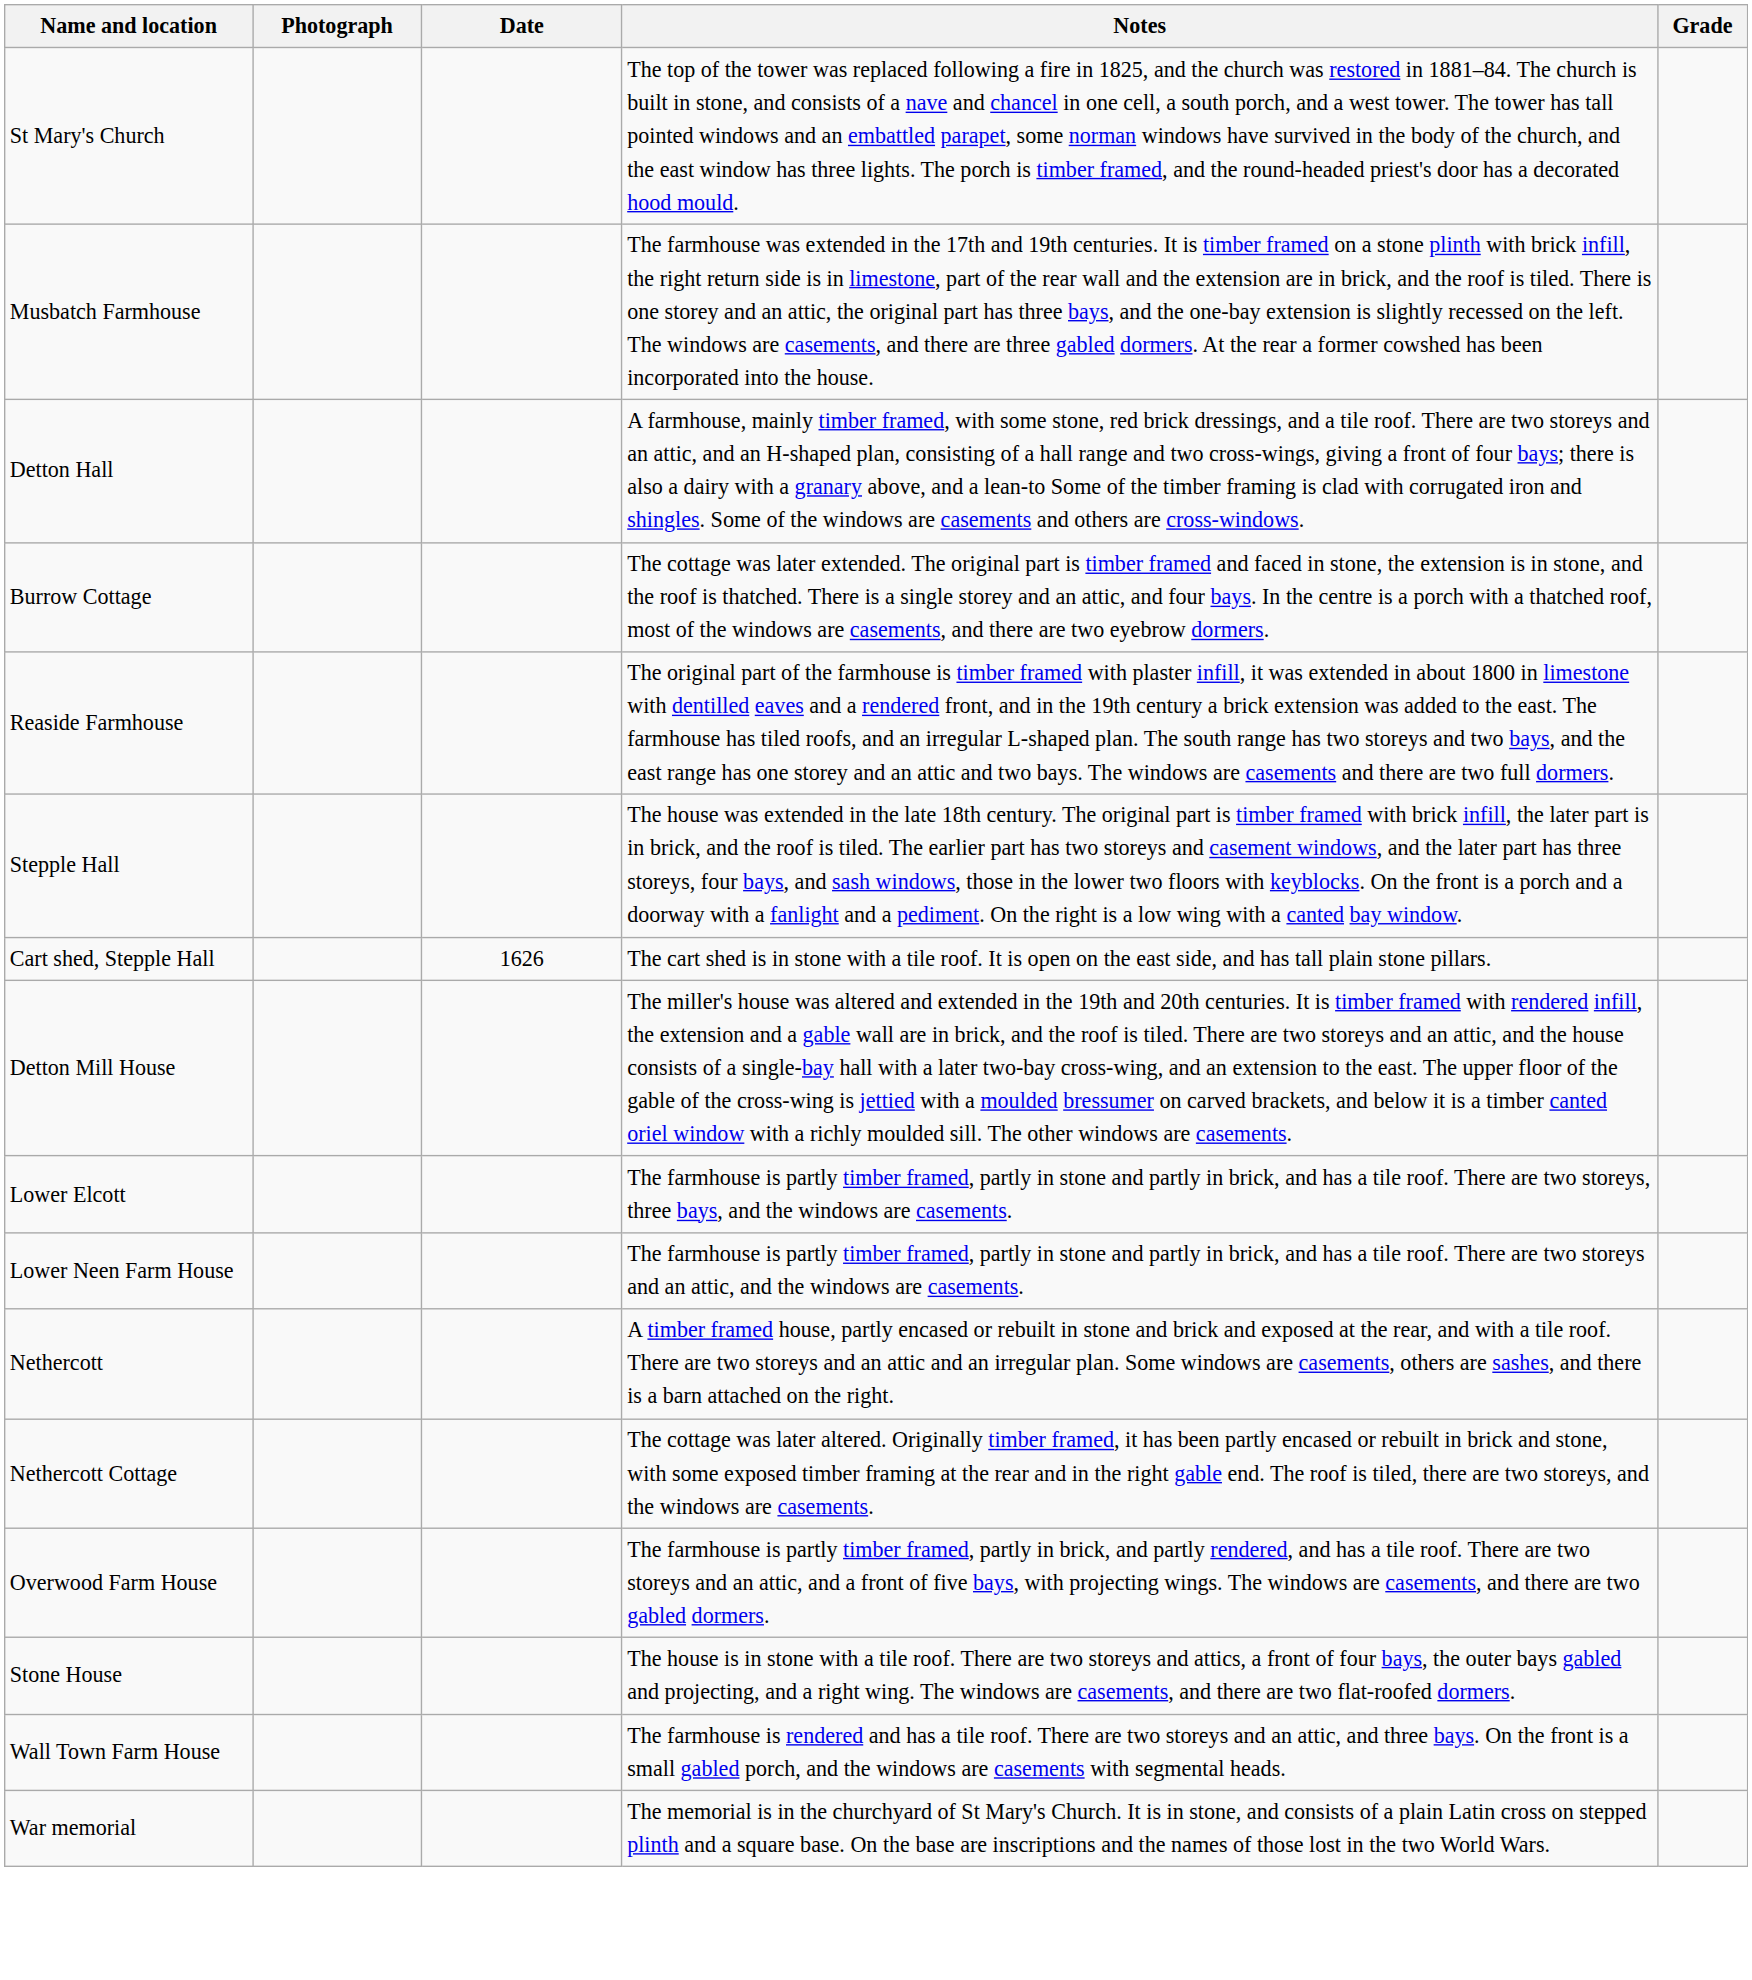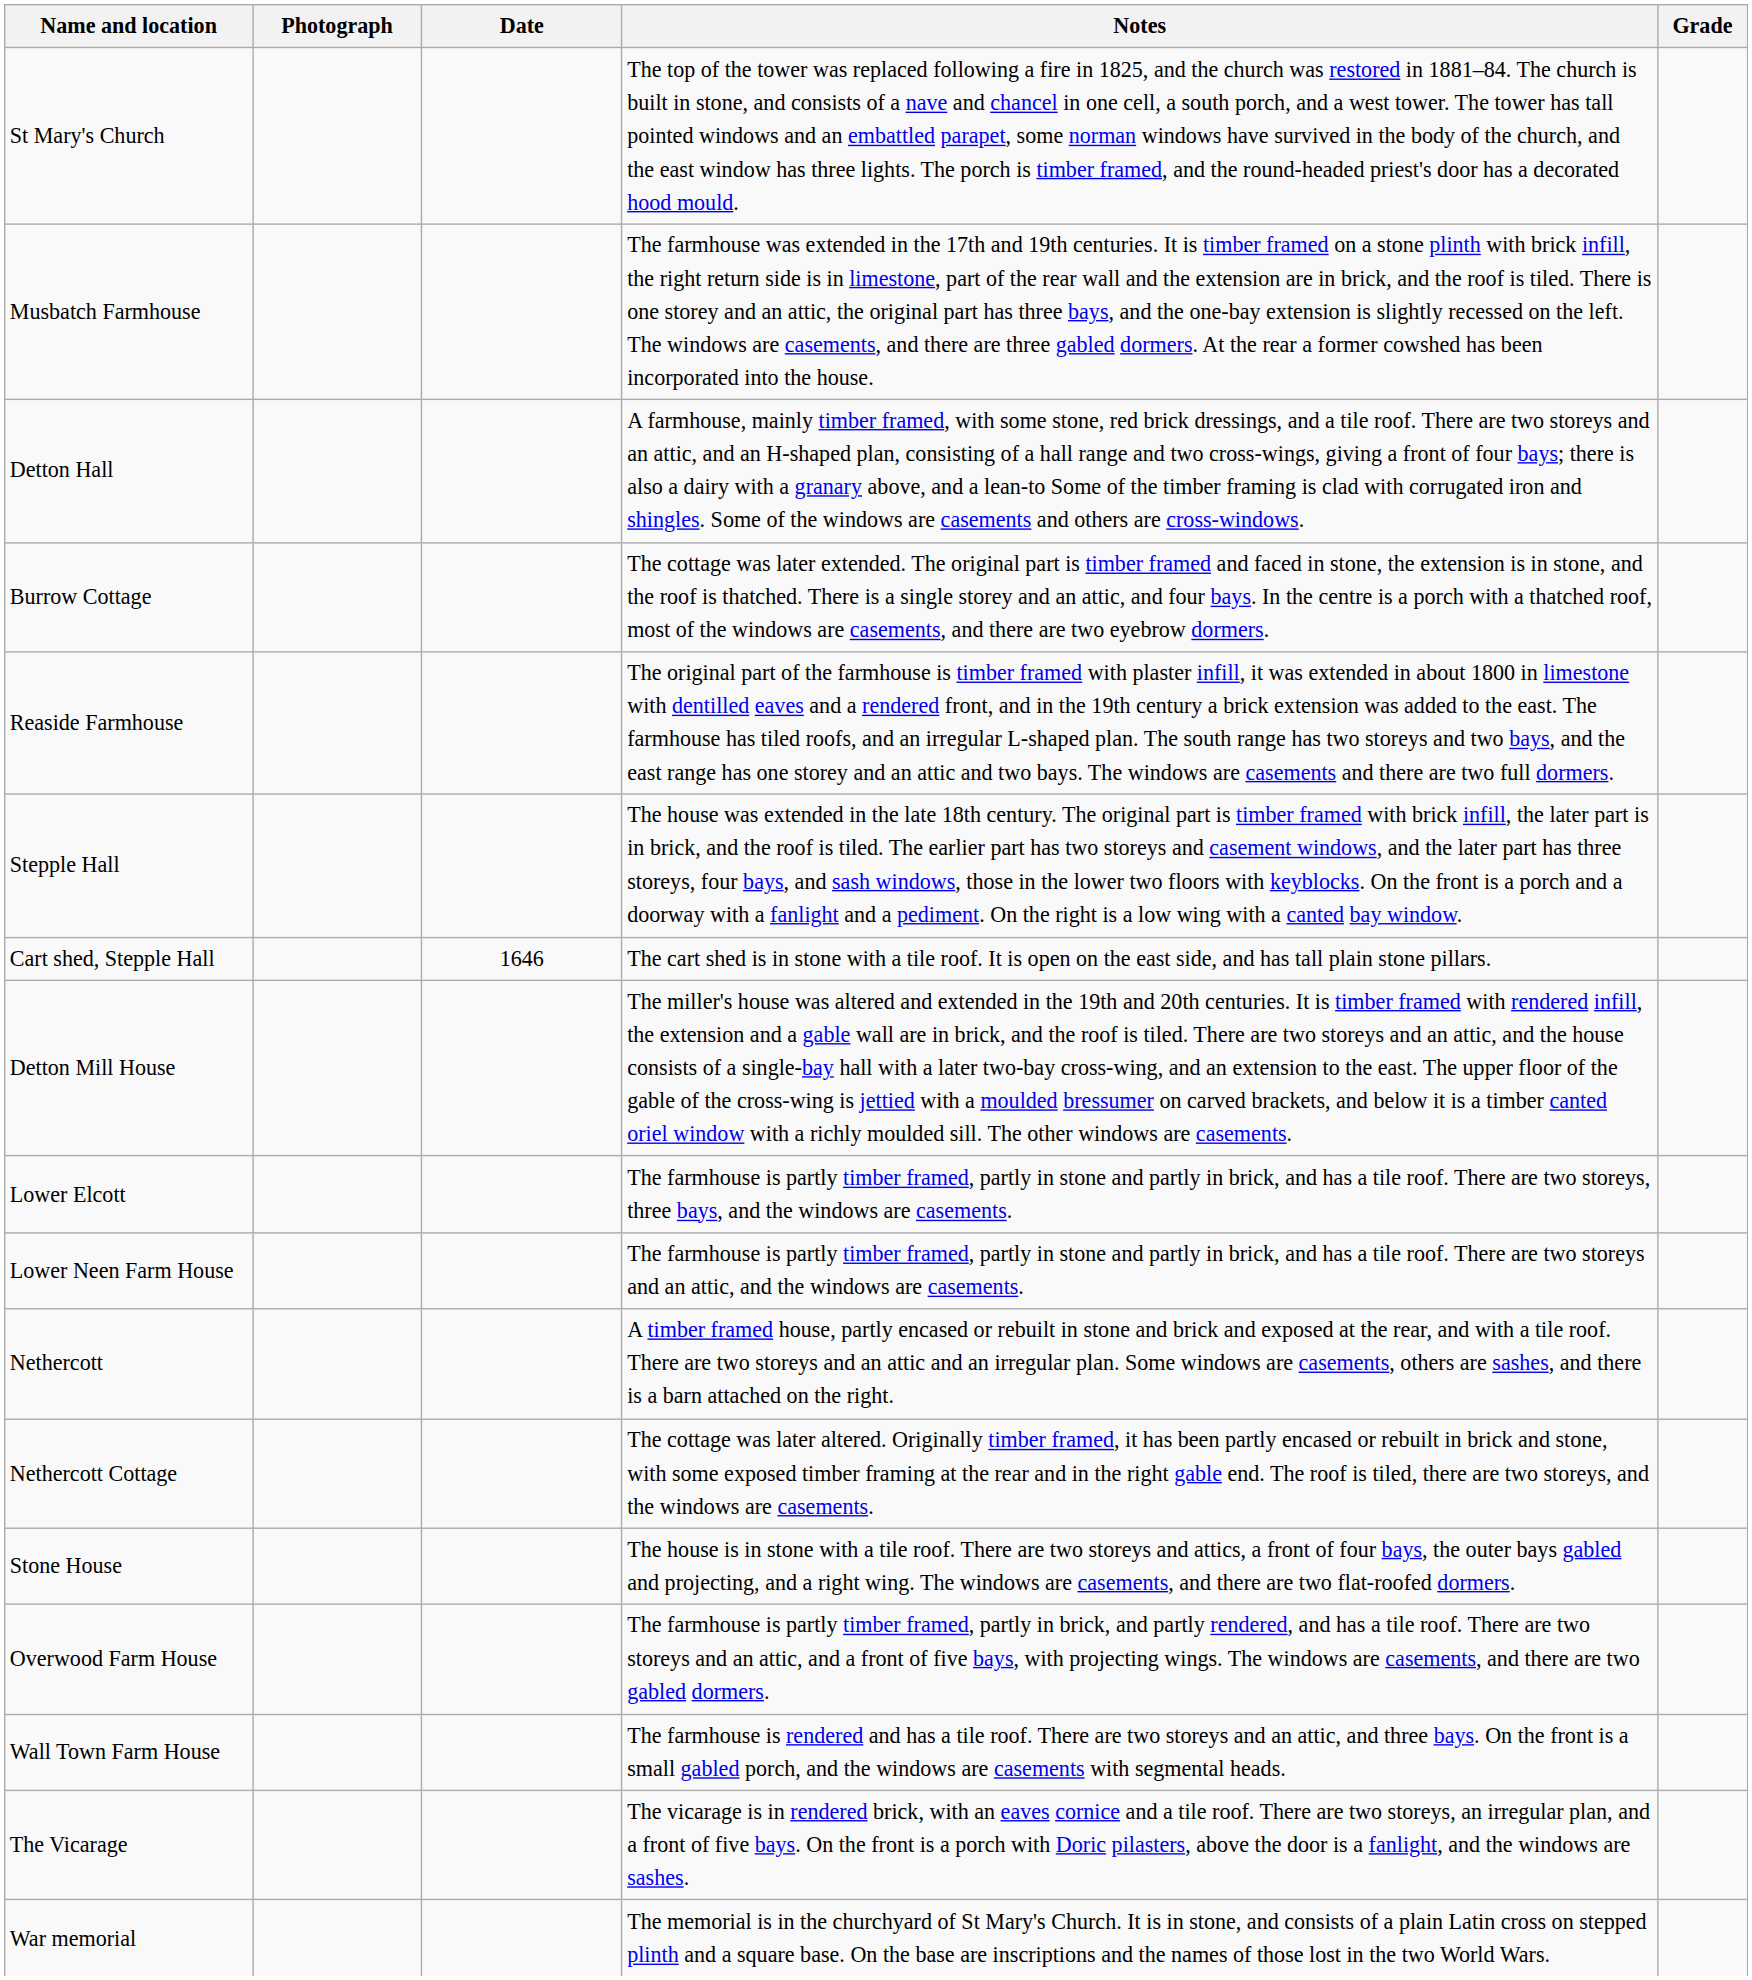(522, 958) 1626 -> (522, 958) 1646
rows swapped: (113, 1582) <-> (66, 1675)
+ row: (69, 1844)
